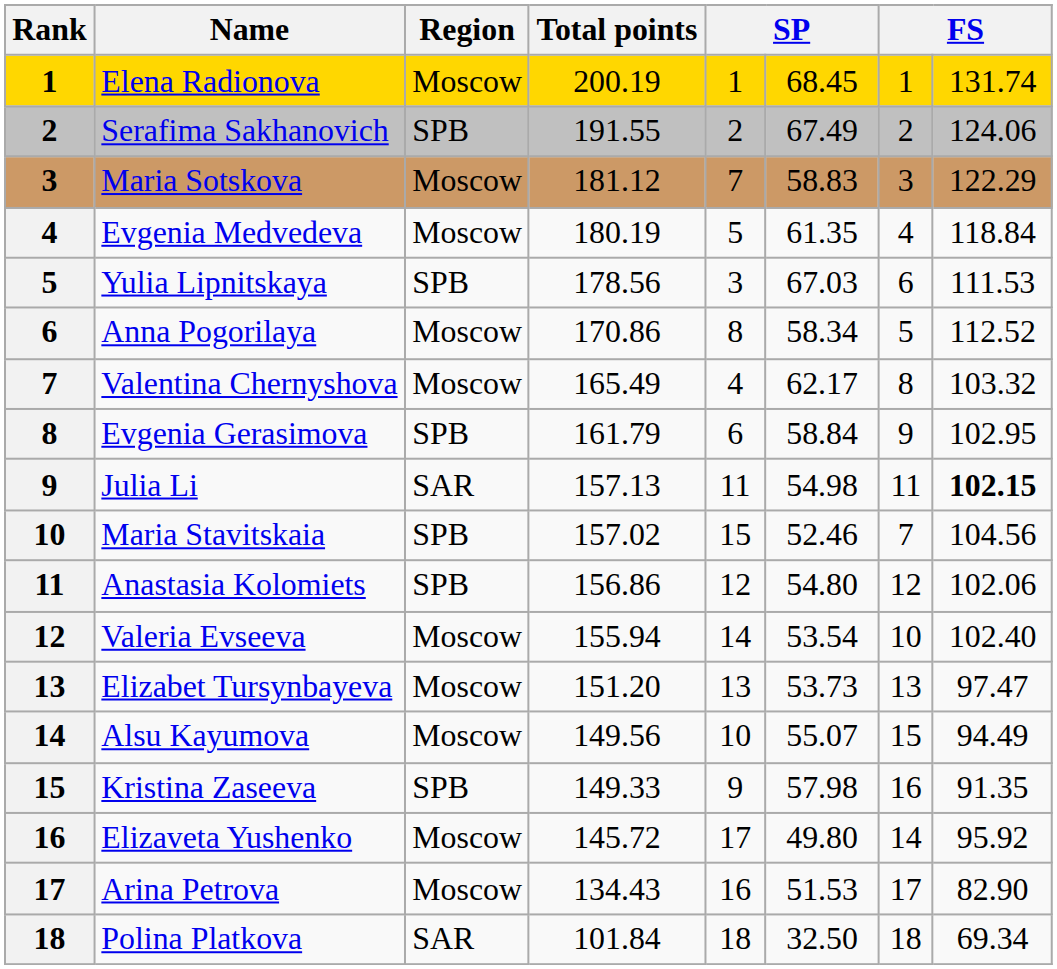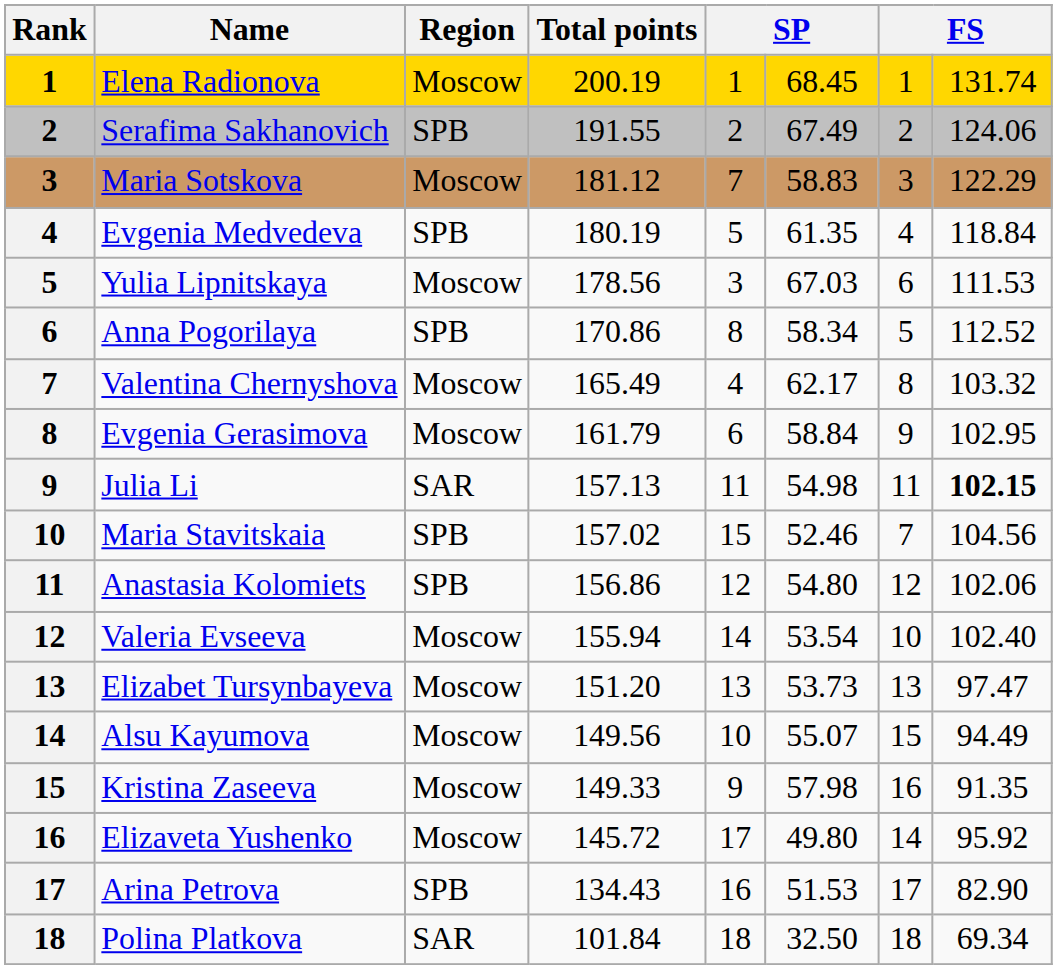(467, 231) Moscow -> (441, 231) SPB
(441, 282) SPB -> (467, 282) Moscow
(467, 332) Moscow -> (441, 332) SPB
(441, 433) SPB -> (467, 433) Moscow
(441, 787) SPB -> (467, 787) Moscow
(467, 888) Moscow -> (441, 888) SPB
